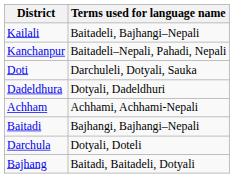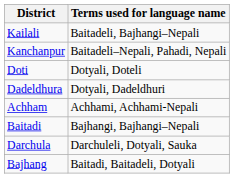(134, 70) Darchuleli, Dotyali, Sauka -> (106, 70) Dotyali, Doteli
(106, 145) Dotyali, Doteli -> (134, 145) Darchuleli, Dotyali, Sauka
